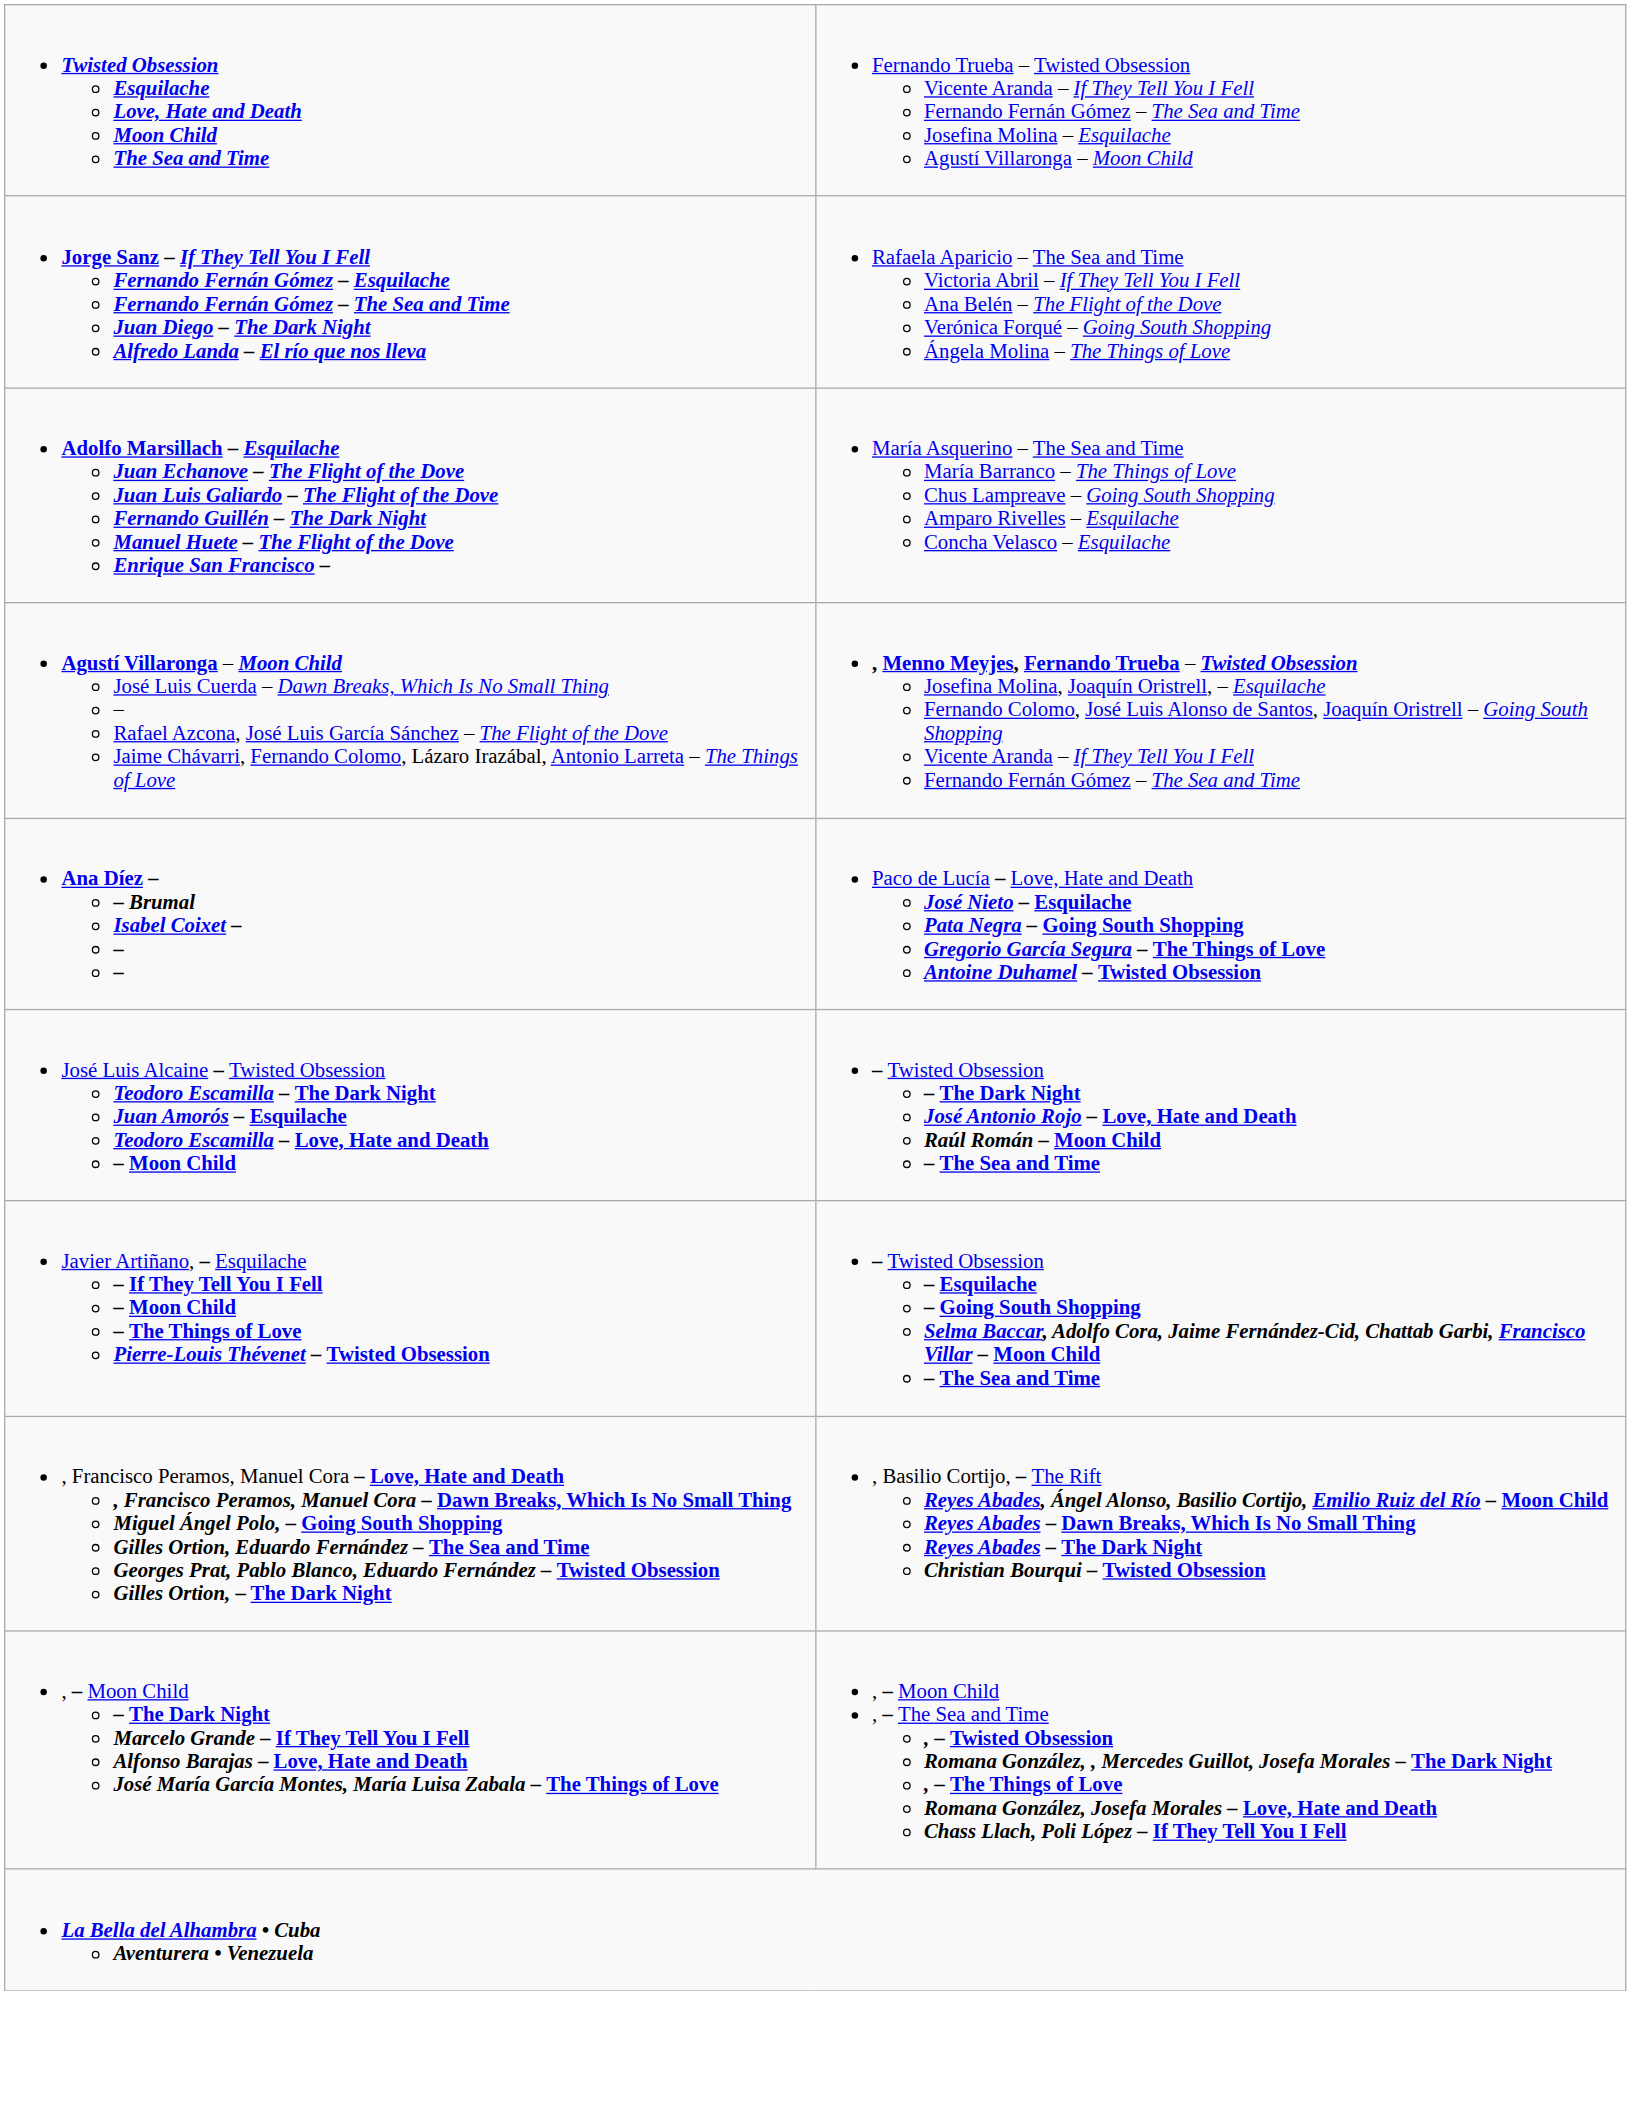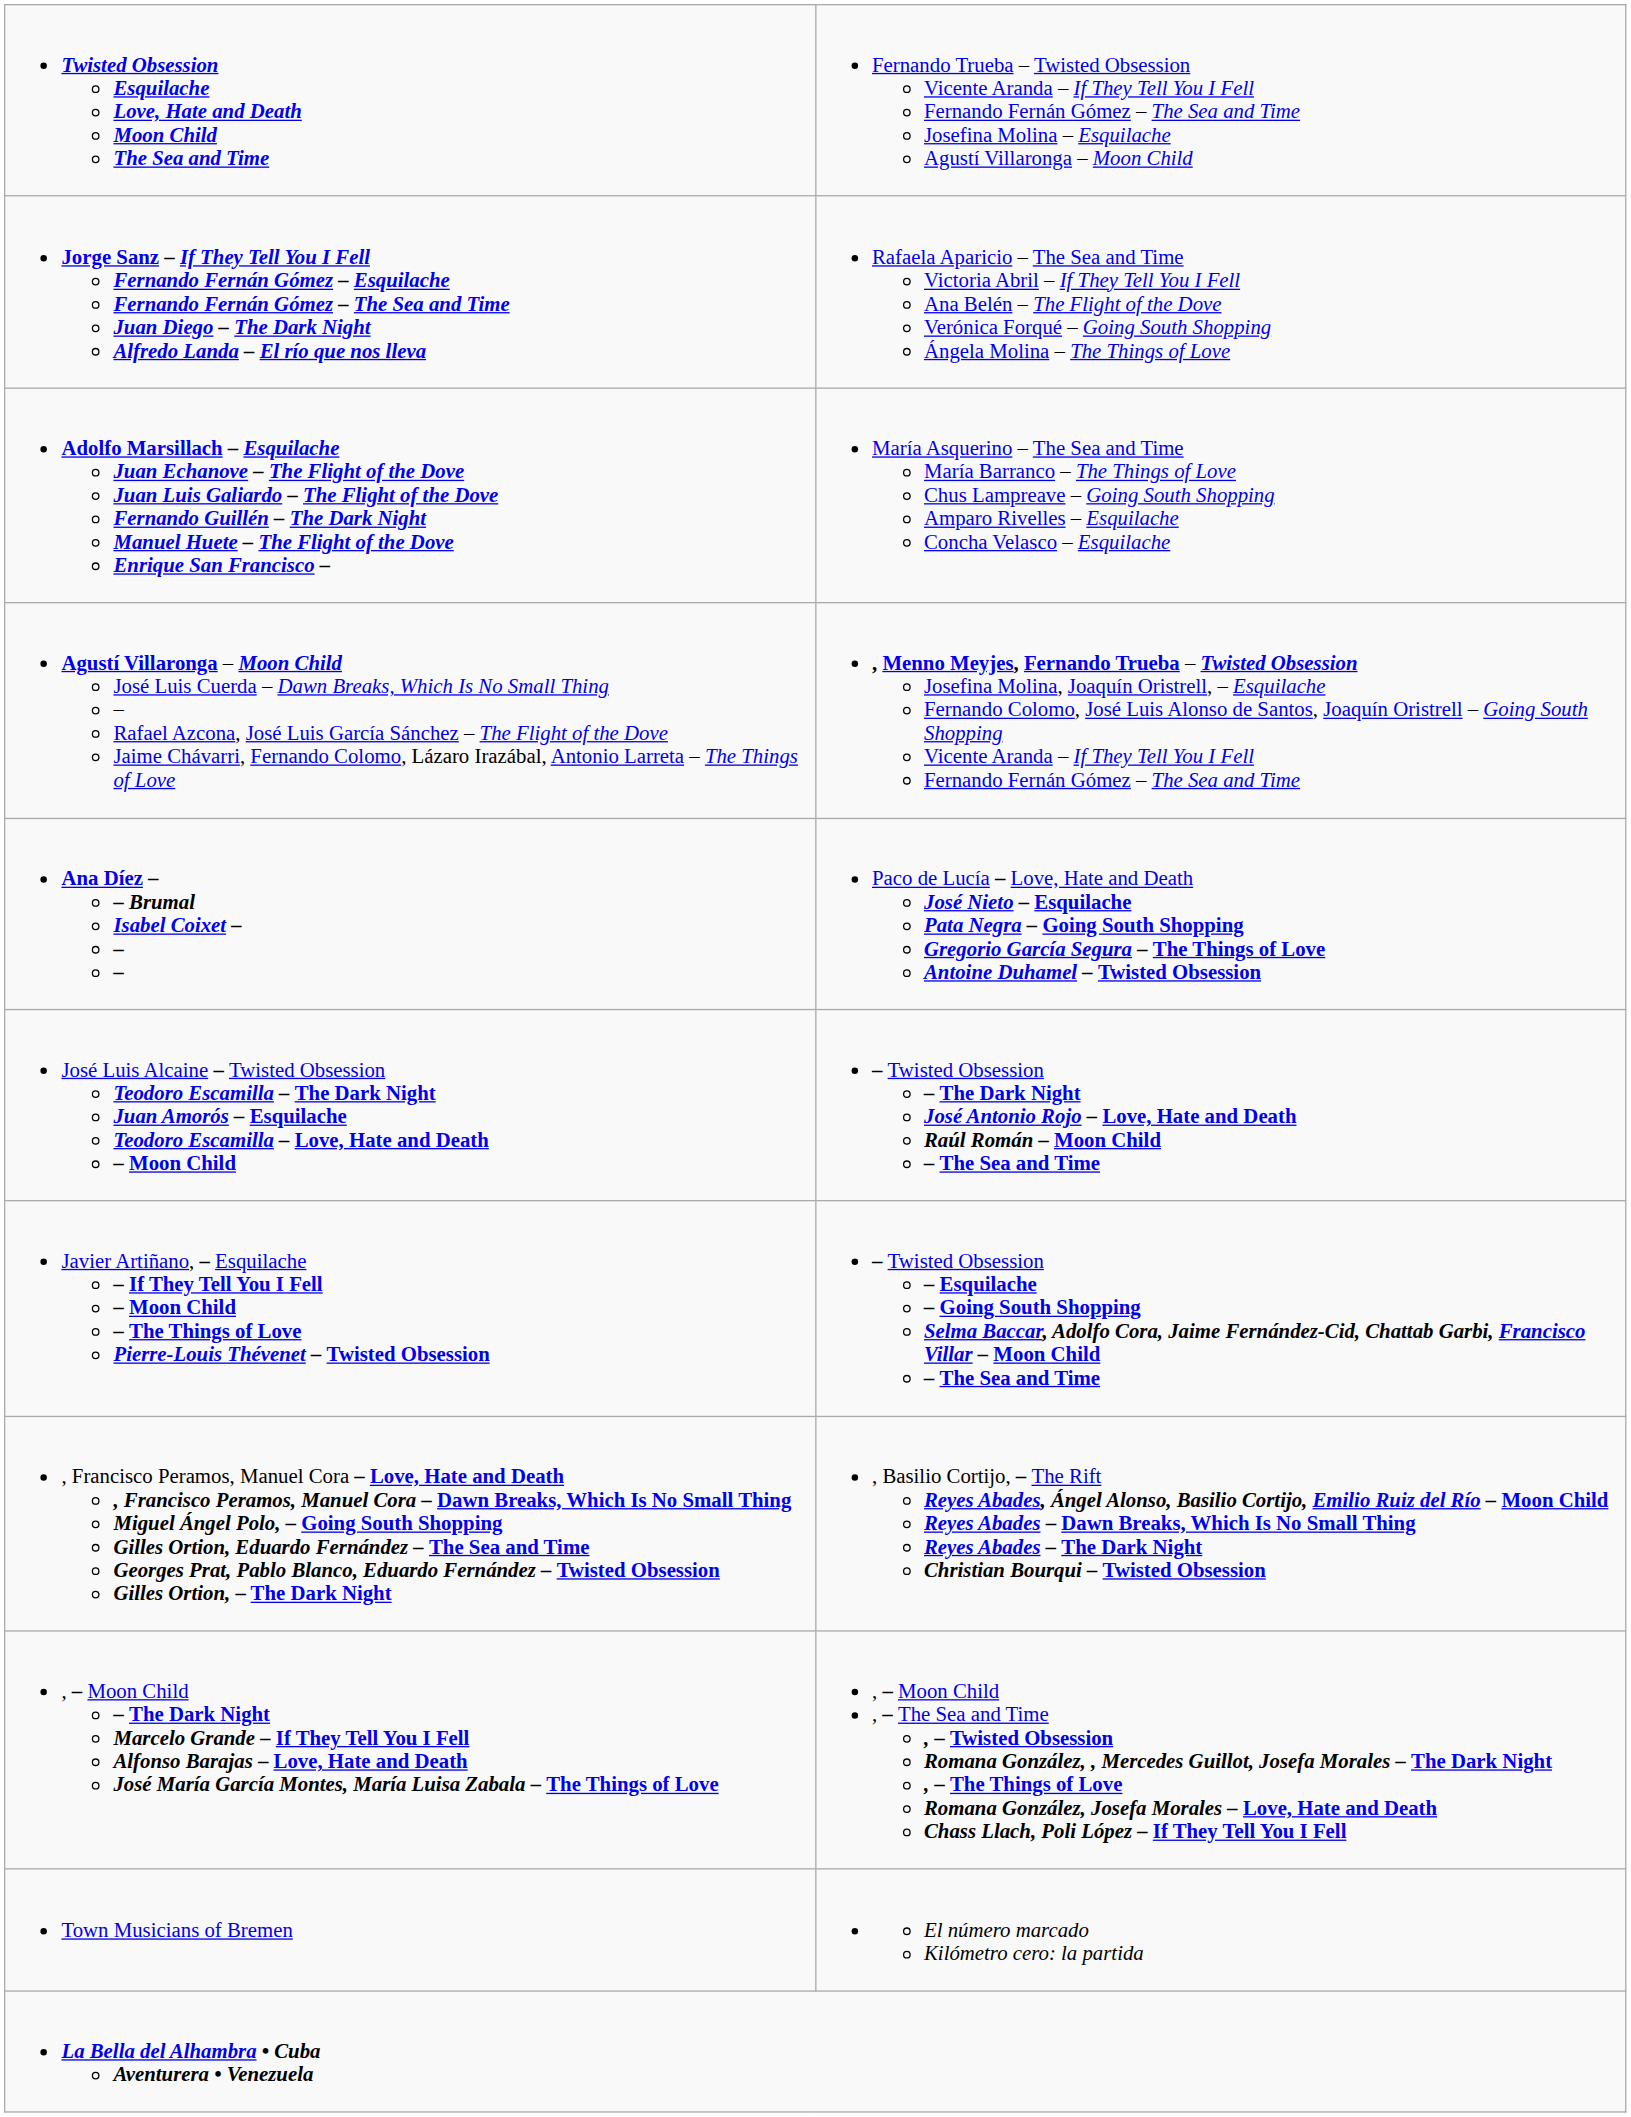+ row: (410, 1930)
